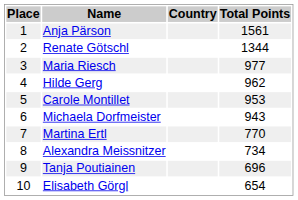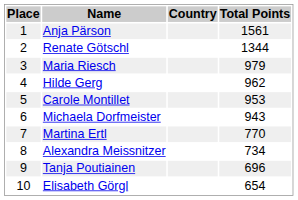(255, 65) 977 -> (255, 65) 979
